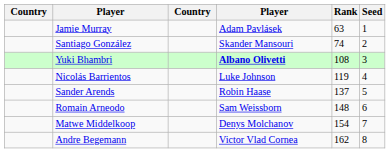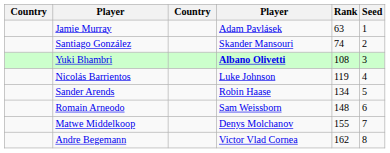(341, 92) 137 -> (341, 92) 134
(341, 124) 154 -> (341, 124) 155
